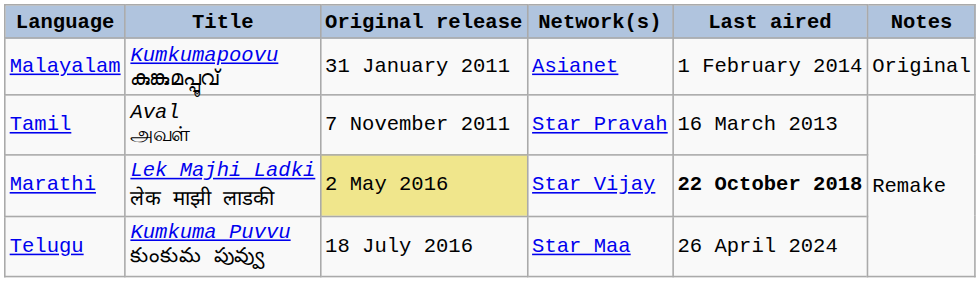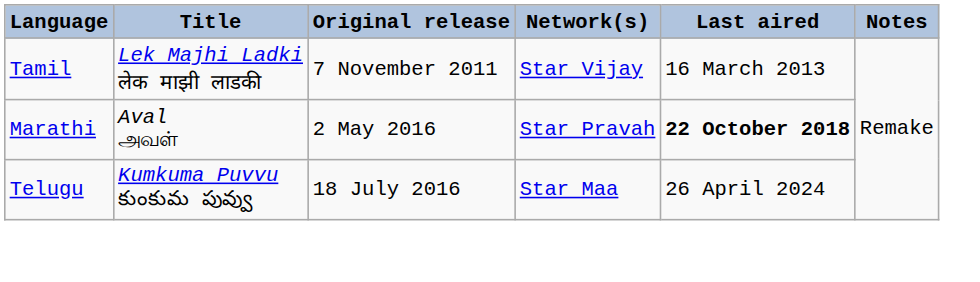- row: (65, 67)
(160, 124) Aval அவள் -> (211, 69) Lek Majhi Ladki लेक माझी लाडकी
(600, 125) Star Pravah -> (581, 69) Star Vijay
(223, 185) Lek Majhi Ladki लेक माझी लाडकी -> (148, 129) Aval அவள்
(387, 185) khaki background -> (374, 130) no background
(594, 185) Star Vijay -> (588, 130) Star Pravah
